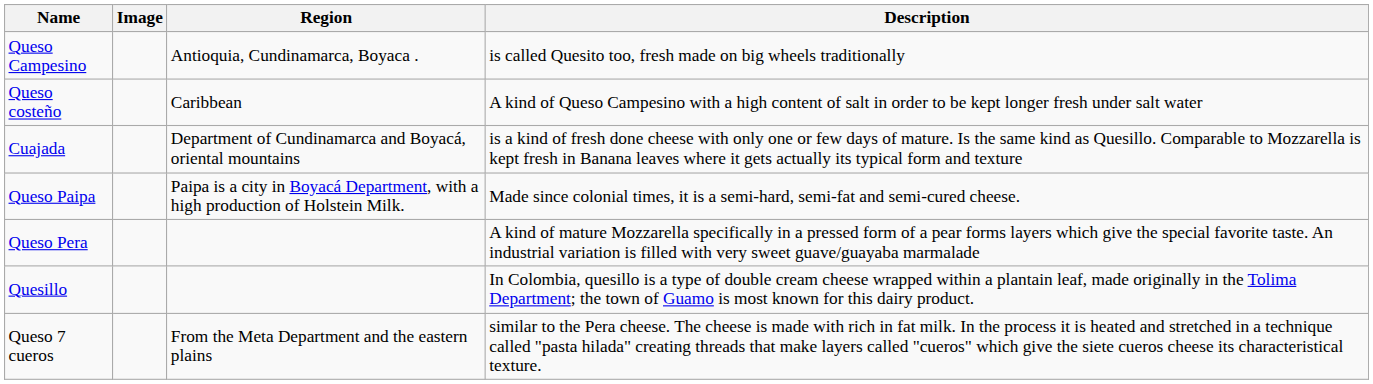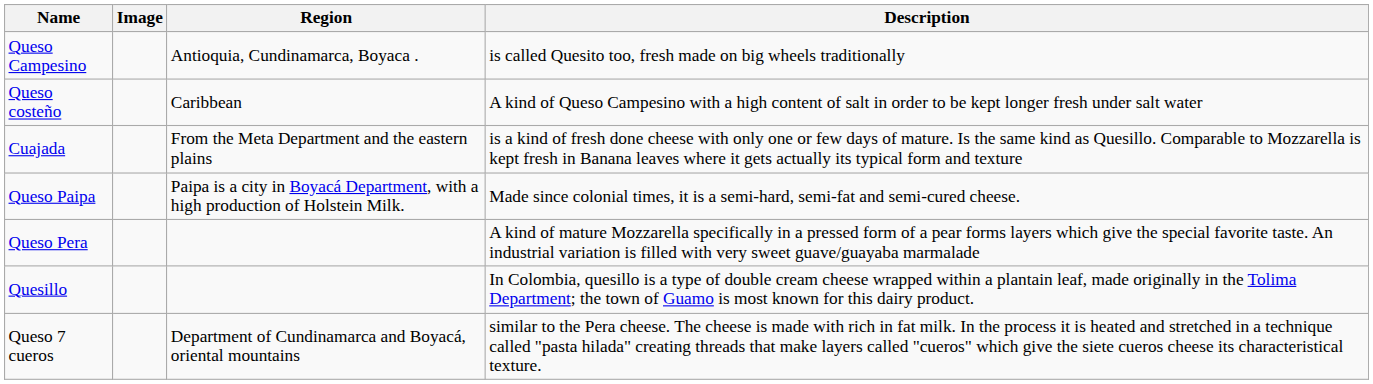(318, 149) Department of Cundinamarca and Boyacá, oriental mountains -> (319, 149) From the Meta Department and the eastern plains
(319, 346) From the Meta Department and the eastern plains -> (318, 346) Department of Cundinamarca and Boyacá, oriental mountains
